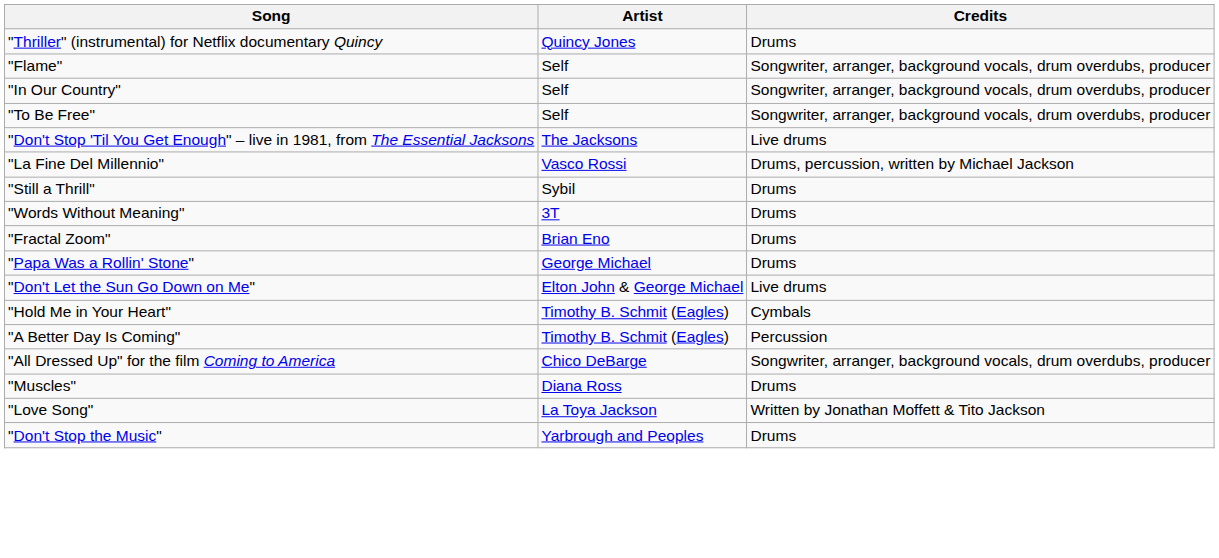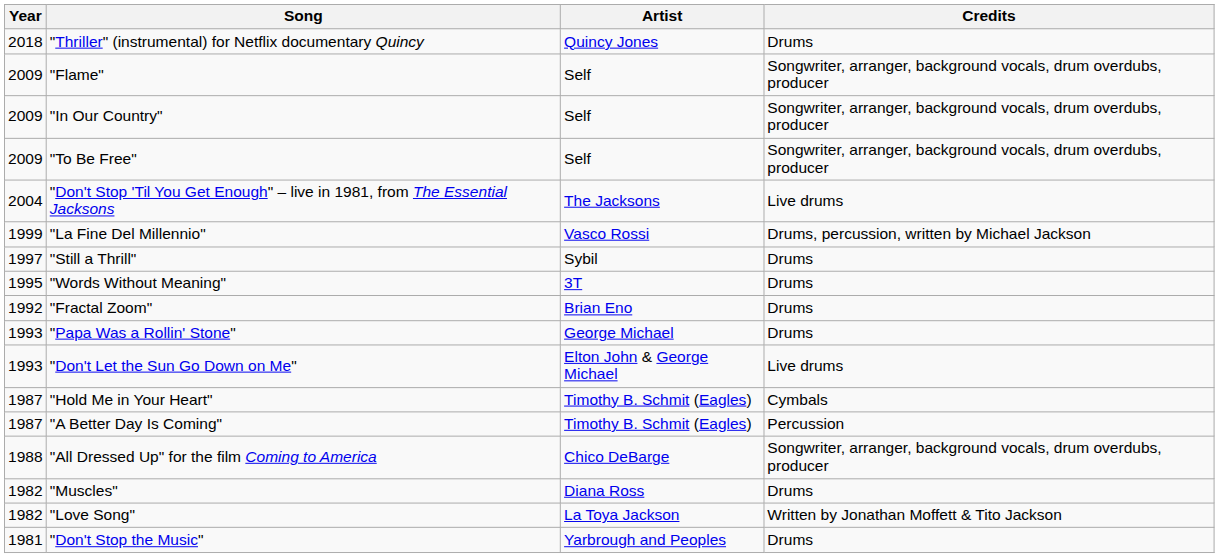+ column: (25, 16)
